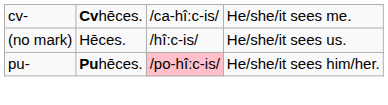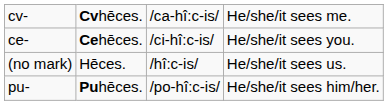+ row: (18, 40)
(185, 64) pink background -> (185, 87) no background
